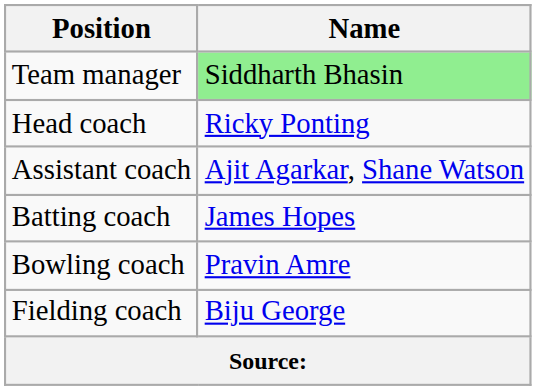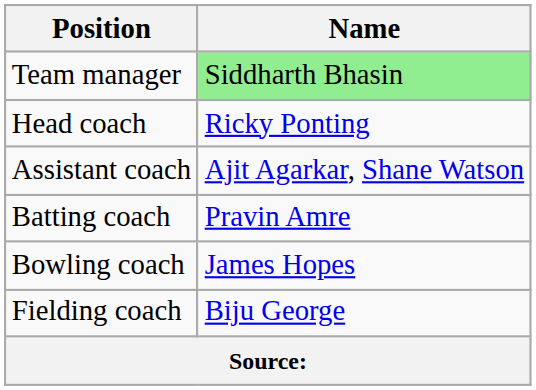(280, 217) James Hopes -> (278, 217) Pravin Amre
(278, 264) Pravin Amre -> (280, 264) James Hopes
